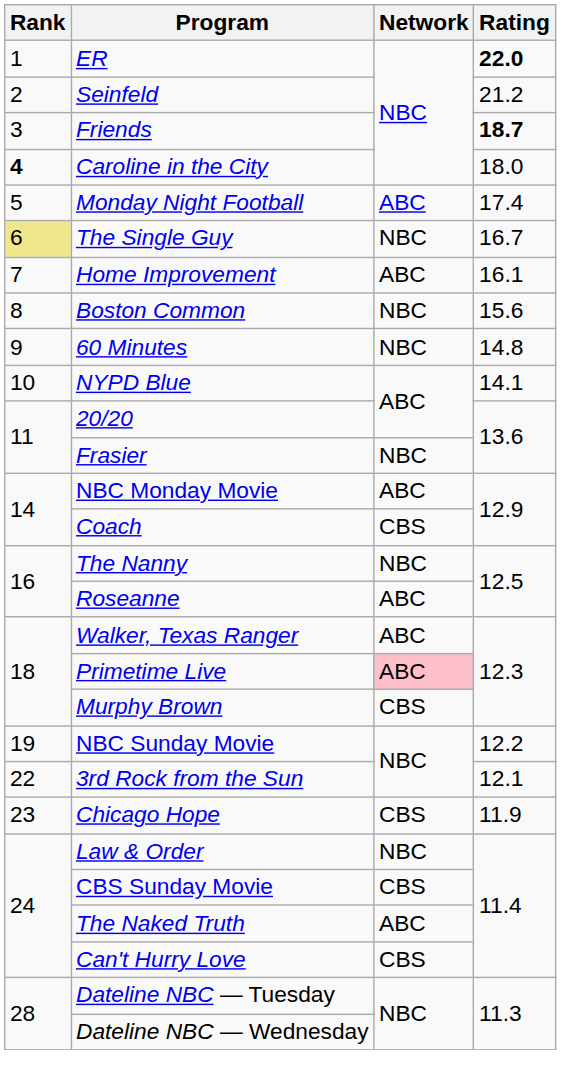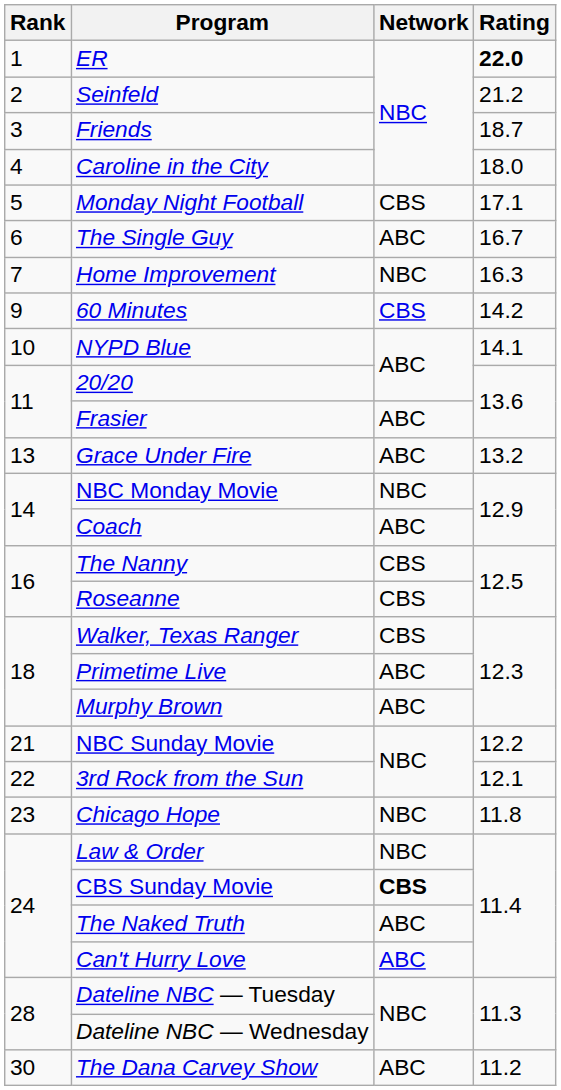(501, 130) bold -> (501, 130) normal
(16, 166) bold -> (16, 166) normal
(402, 202) ABC -> (402, 202) CBS
(501, 202) 17.4 -> (501, 202) 17.1
(16, 238) khaki background -> (16, 238) no background
(403, 238) NBC -> (402, 238) ABC
(402, 274) ABC -> (403, 274) NBC
(501, 274) 16.1 -> (501, 274) 16.3
- row: (161, 310)
(403, 346) NBC -> (402, 310) CBS
(501, 346) 14.8 -> (501, 310) 14.2
(403, 454) NBC -> (402, 418) ABC
+ row: (164, 454)
(402, 490) ABC -> (403, 490) NBC
(402, 526) CBS -> (402, 526) ABC
(403, 563) NBC -> (402, 563) CBS
(402, 599) ABC -> (402, 599) CBS
(402, 635) ABC -> (402, 635) CBS
(402, 671) pink background -> (402, 671) no background
(402, 707) CBS -> (402, 707) ABC
(23, 743) 19 -> (23, 743) 21
(402, 815) CBS -> (403, 815) NBC
(500, 815) 11.9 -> (500, 815) 11.8
(402, 887) normal -> (403, 887) bold
(402, 959) CBS -> (402, 959) ABC
+ row: (197, 1067)
